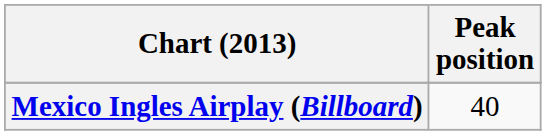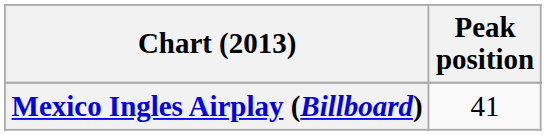(485, 105) 40 -> (485, 105) 41
